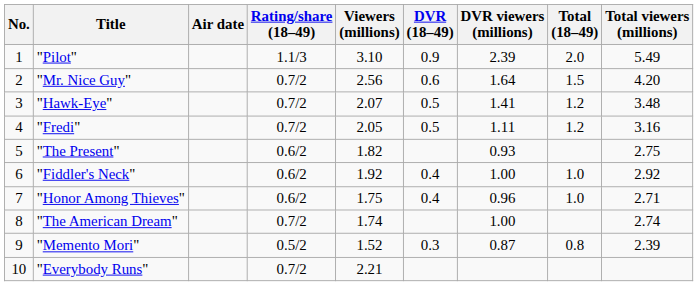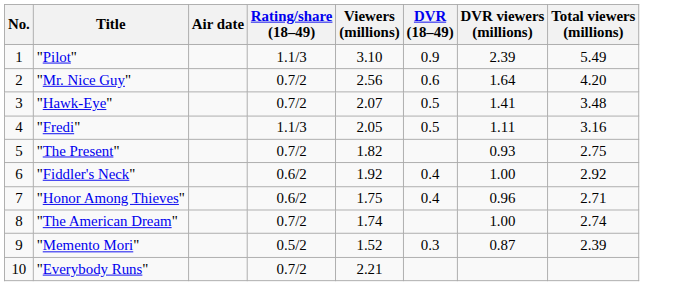- column: (575, 24)
(292, 127) 0.7/2 -> (292, 127) 1.1/3
(292, 151) 0.6/2 -> (292, 151) 0.7/2
